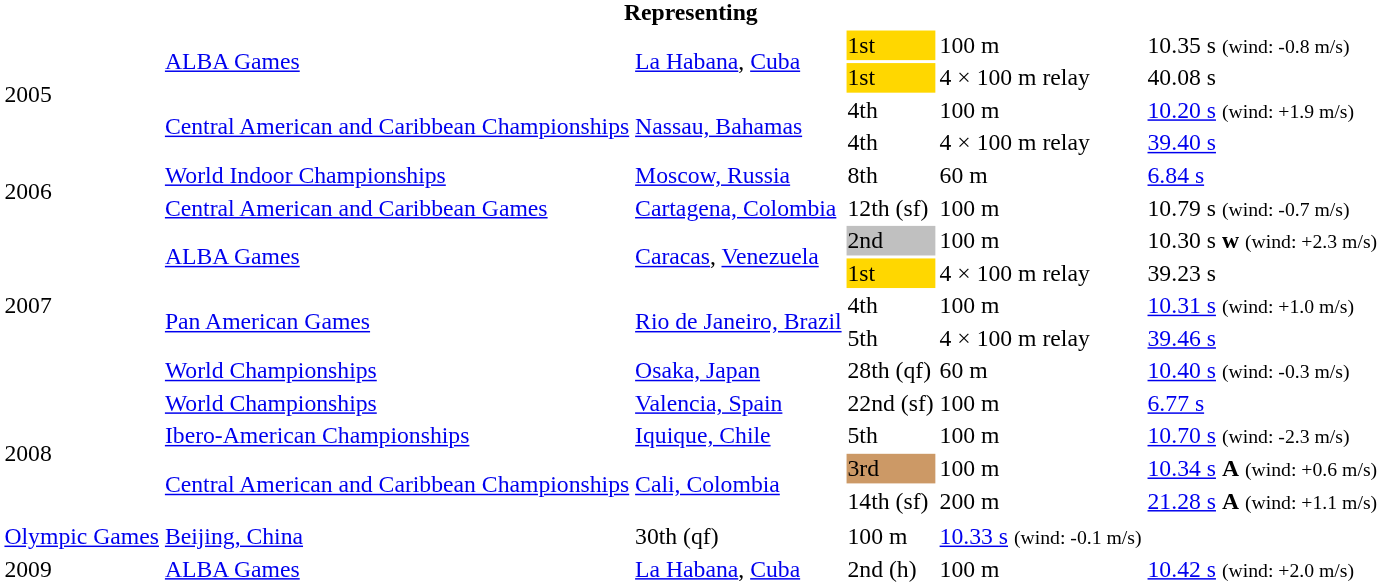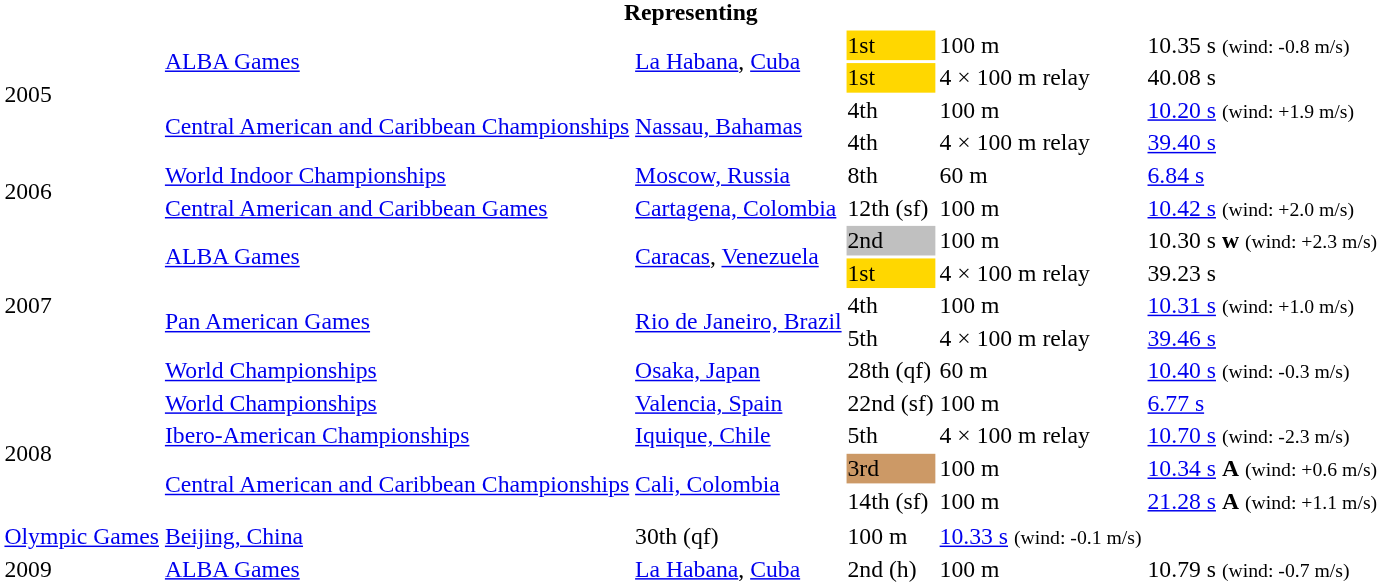(1249, 207) 10.79 s (wind: -0.7 m/s) -> (1251, 207) 10.42 s (wind: +2.0 m/s)
(970, 435) 100 m -> (1015, 435) 4 × 100 m relay
(970, 500) 200 m -> (970, 500) 100 m
(1251, 568) 10.42 s (wind: +2.0 m/s) -> (1249, 568) 10.79 s (wind: -0.7 m/s)
